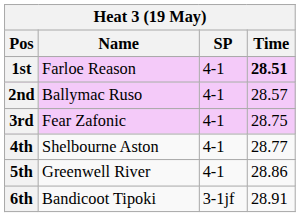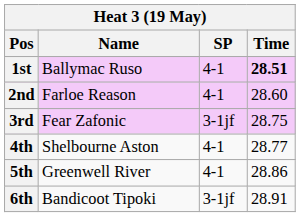(89, 69) Farloe Reason -> (92, 69) Ballymac Ruso
(92, 95) Ballymac Ruso -> (89, 95) Farloe Reason
(269, 95) 28.57 -> (269, 95) 28.60
(214, 120) 4-1 -> (218, 120) 3-1jf
